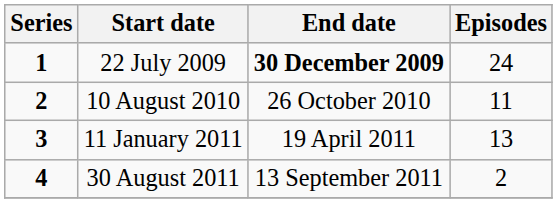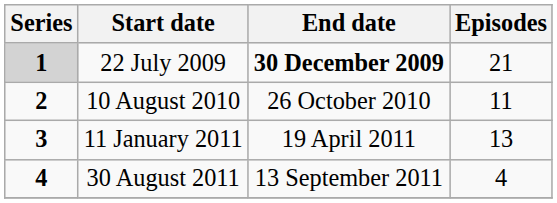(41, 62) no background -> (41, 62) lightgrey background
(501, 62) 24 -> (501, 62) 21
(501, 178) 2 -> (501, 178) 4
